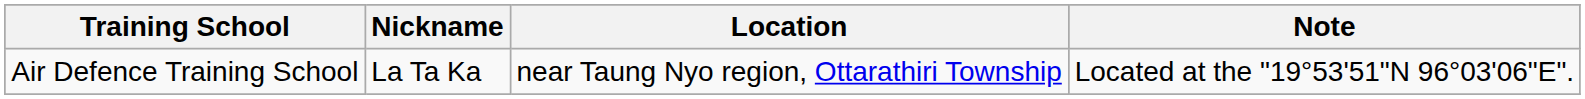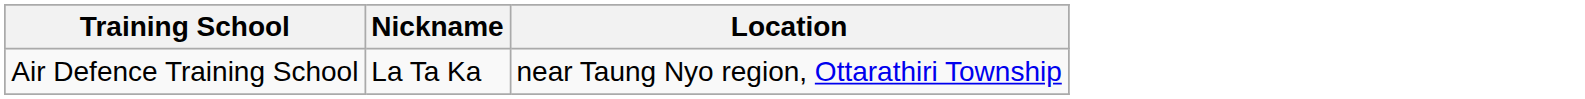- column: (1324, 26)
